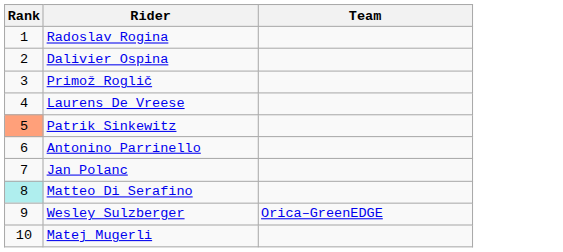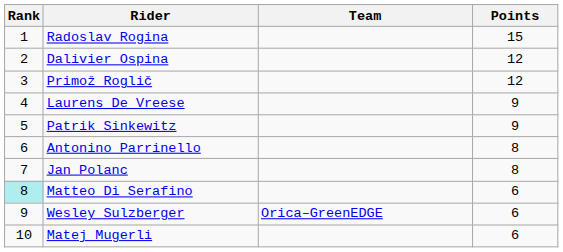+ column: (515, 16)
(24, 126) lightsalmon background -> (24, 126) no background
